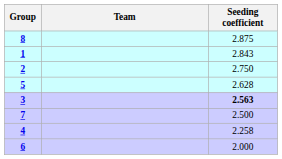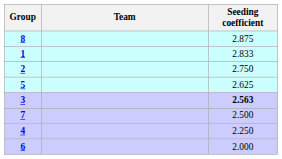(243, 54) 2.843 -> (243, 54) 2.833
(243, 85) 2.628 -> (243, 85) 2.625
(243, 131) 2.258 -> (243, 131) 2.250
